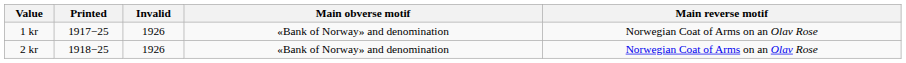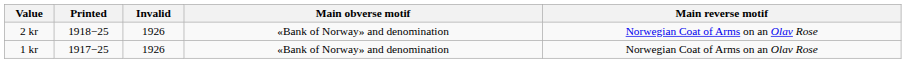rows swapped: (29, 49) <-> (29, 31)
